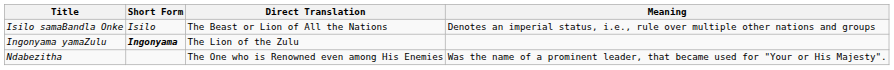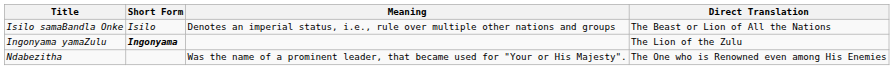columns swapped: (315, 12) <-> (667, 12)
